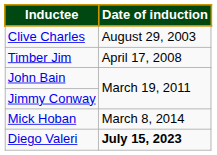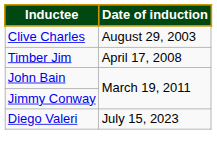- row: (42, 119)
(142, 139) bold -> (140, 119) normal
